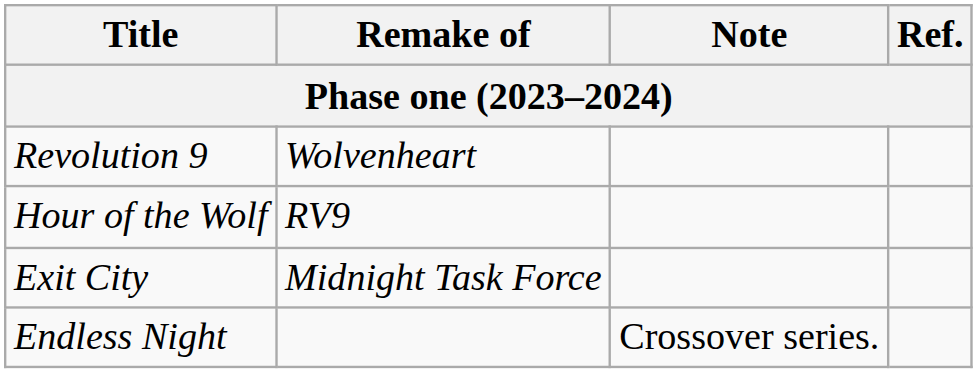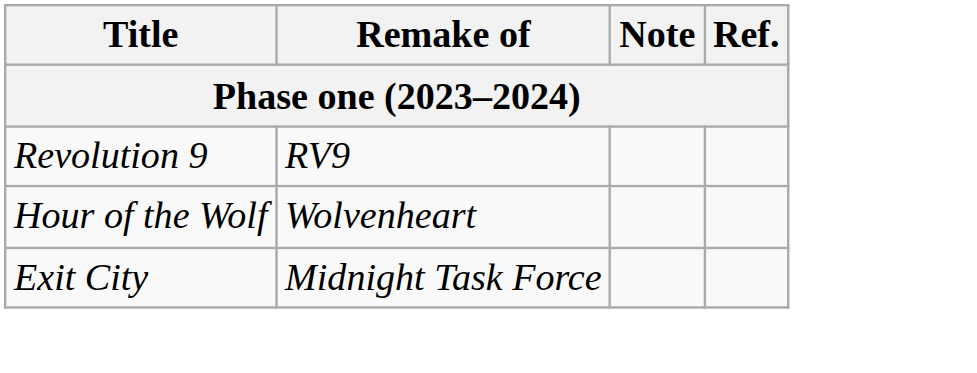(381, 155) Wolvenheart -> (318, 155) RV9
(318, 215) RV9 -> (381, 215) Wolvenheart
- row: (120, 336)
